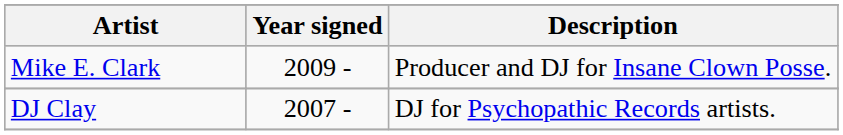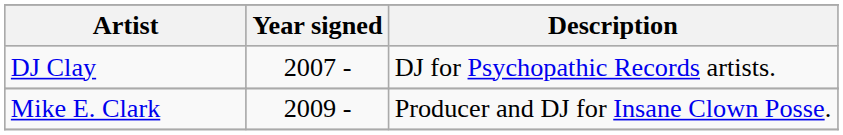rows swapped: (54, 108) <-> (86, 66)
